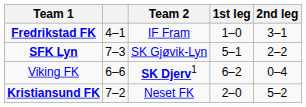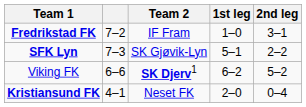(115, 33) 4–1 -> (115, 33) 7–2
(277, 72) 0–4 -> (277, 72) 5–2
(115, 93) 7–2 -> (115, 93) 4–1
(277, 93) 5–2 -> (277, 93) 0–4
